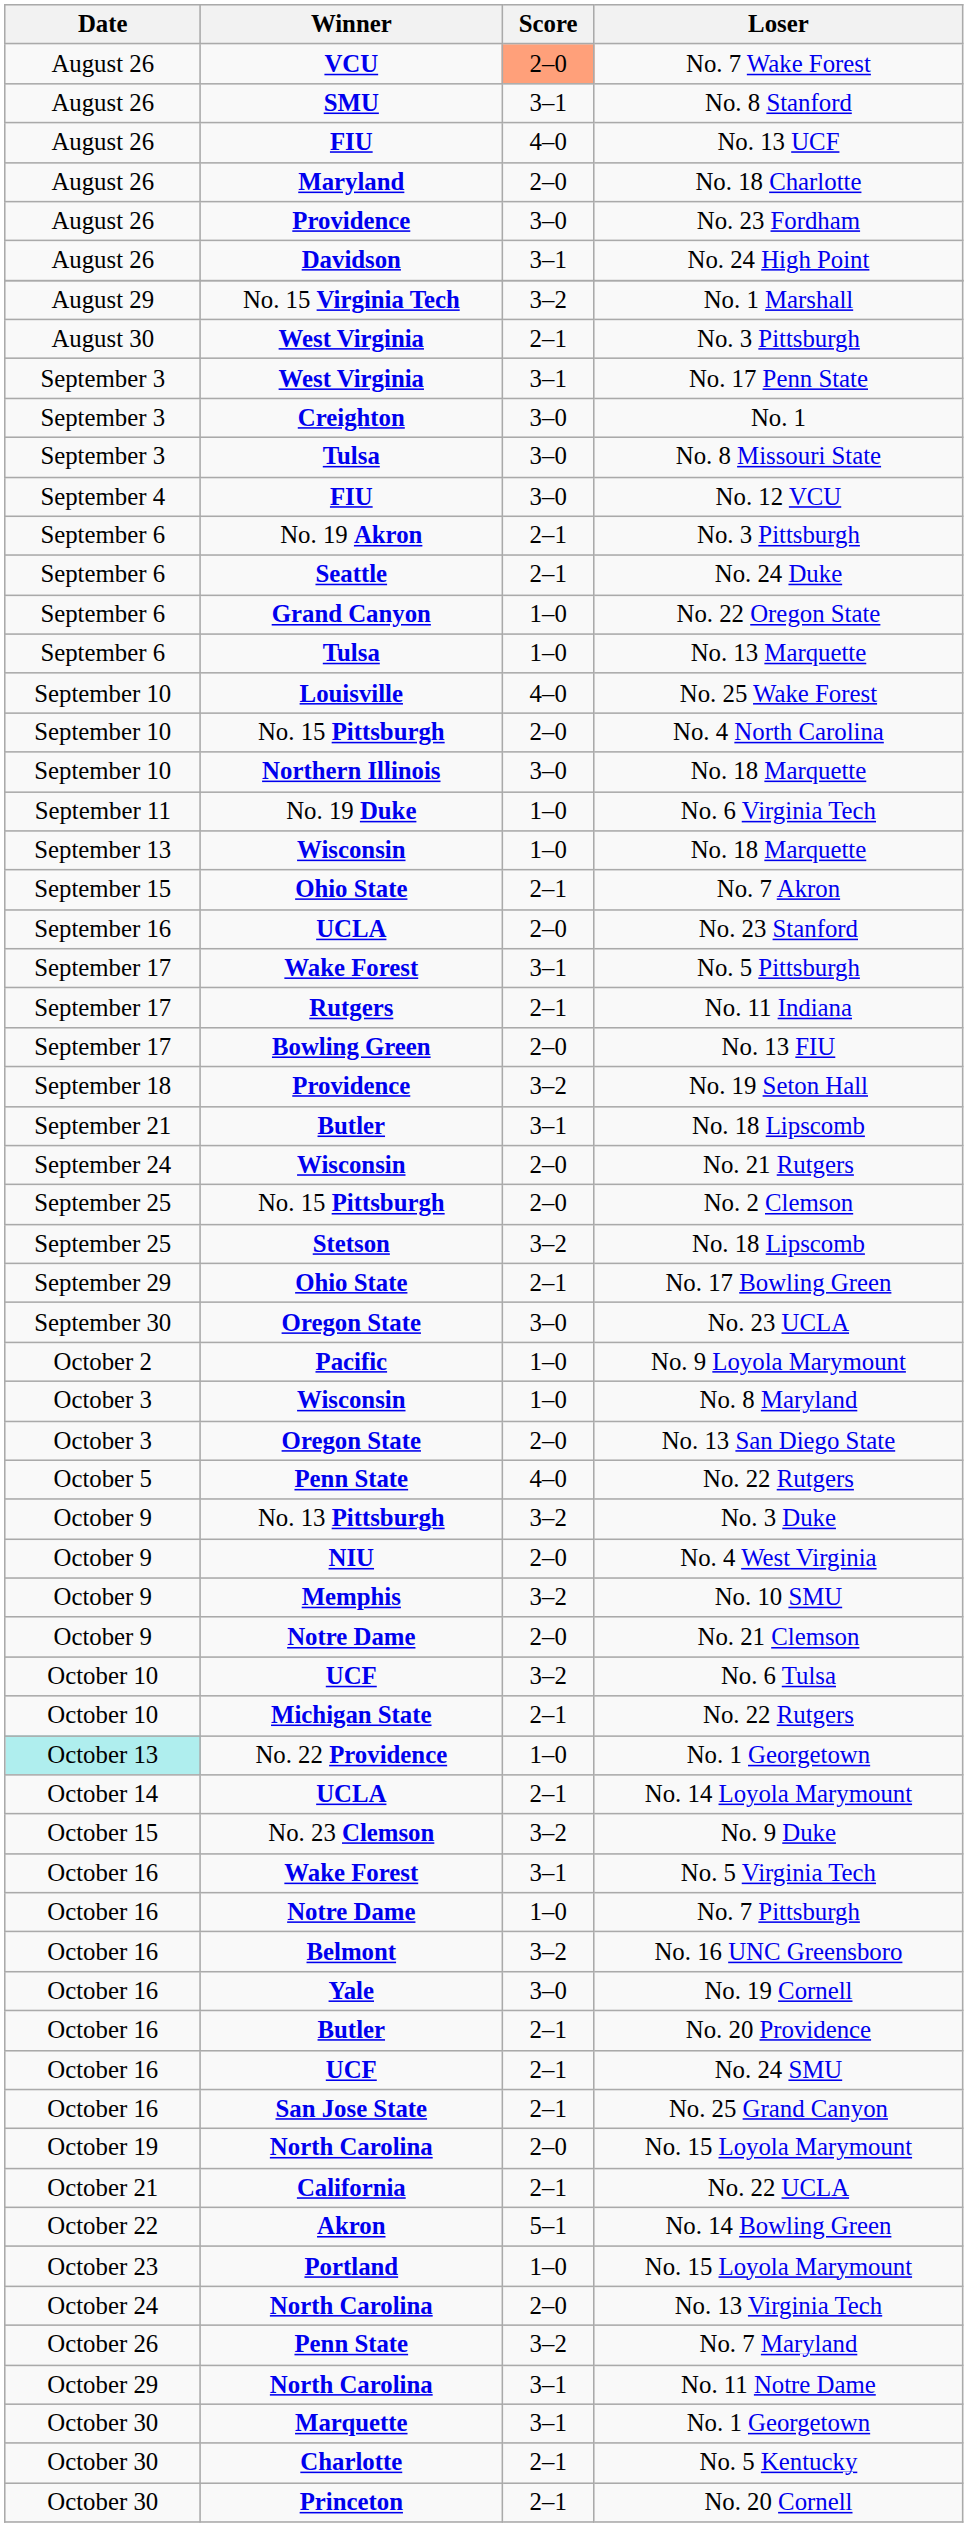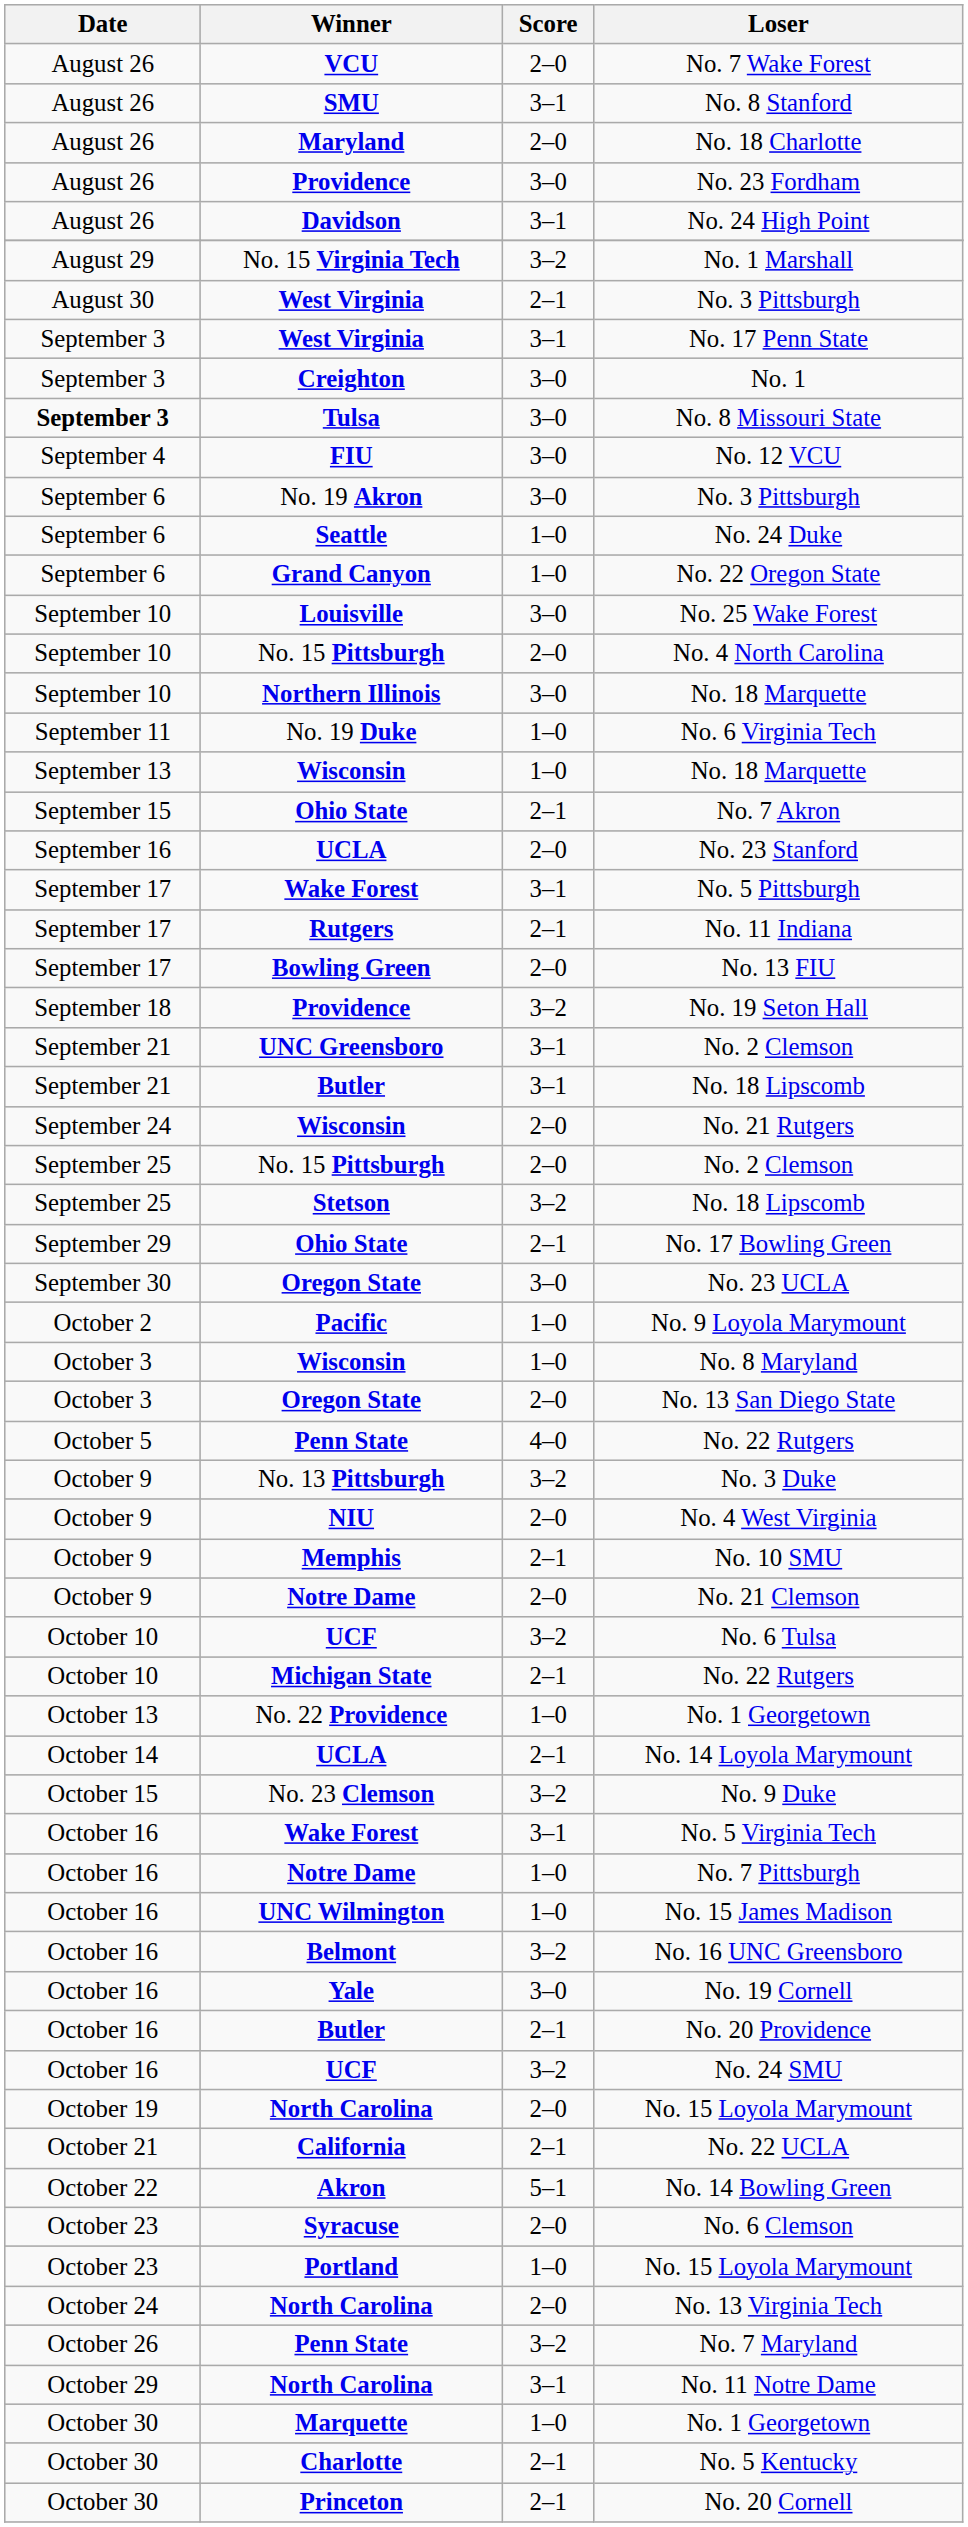(548, 63) lightsalmon background -> (548, 63) no background
- row: (351, 142)
(103, 456) normal -> (103, 417) bold
(548, 535) 2–1 -> (548, 496) 3–0
(548, 574) 2–1 -> (548, 535) 1–0
- row: (351, 653)
(548, 692) 4–0 -> (548, 614) 3–0
+ row: (351, 1046)
(548, 1597) 3–2 -> (548, 1558) 2–1
(103, 1754) paleturquoise background -> (103, 1715) no background
+ row: (351, 1912)
(548, 2069) 2–1 -> (548, 2069) 3–2
- row: (351, 2108)
+ row: (351, 2226)
(548, 2423) 3–1 -> (548, 2423) 1–0
